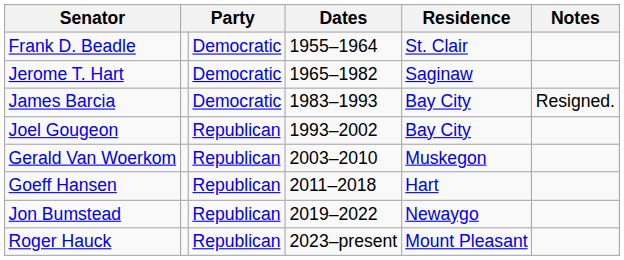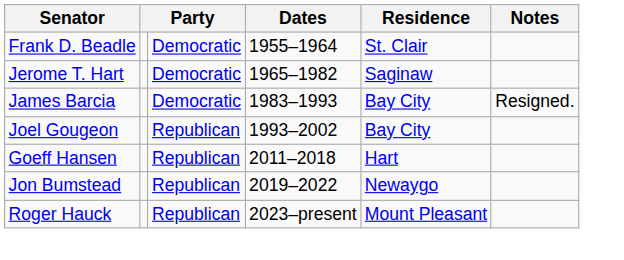- row: (92, 158)
